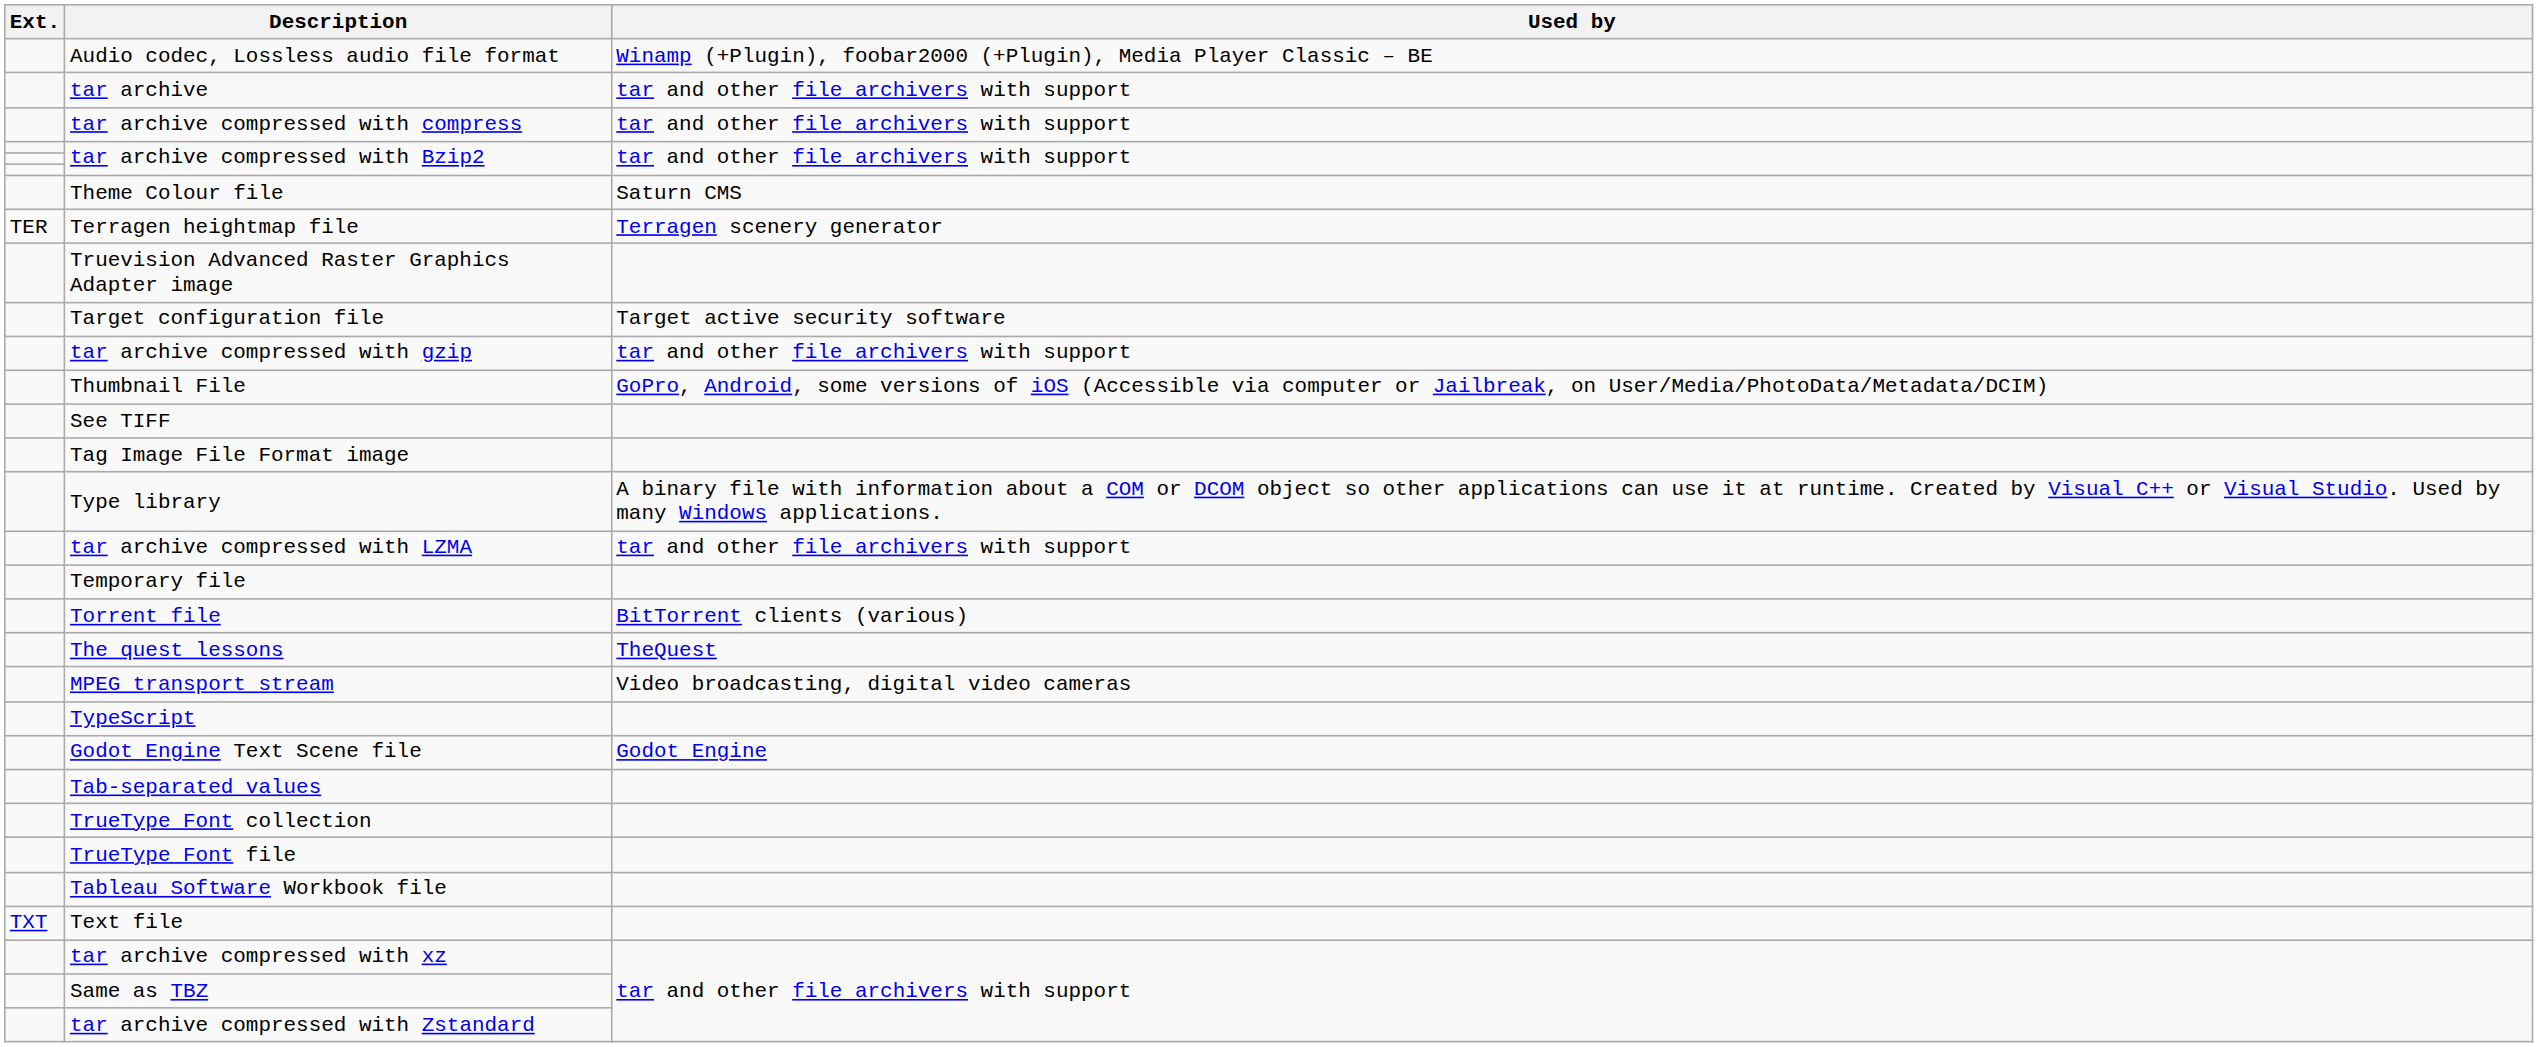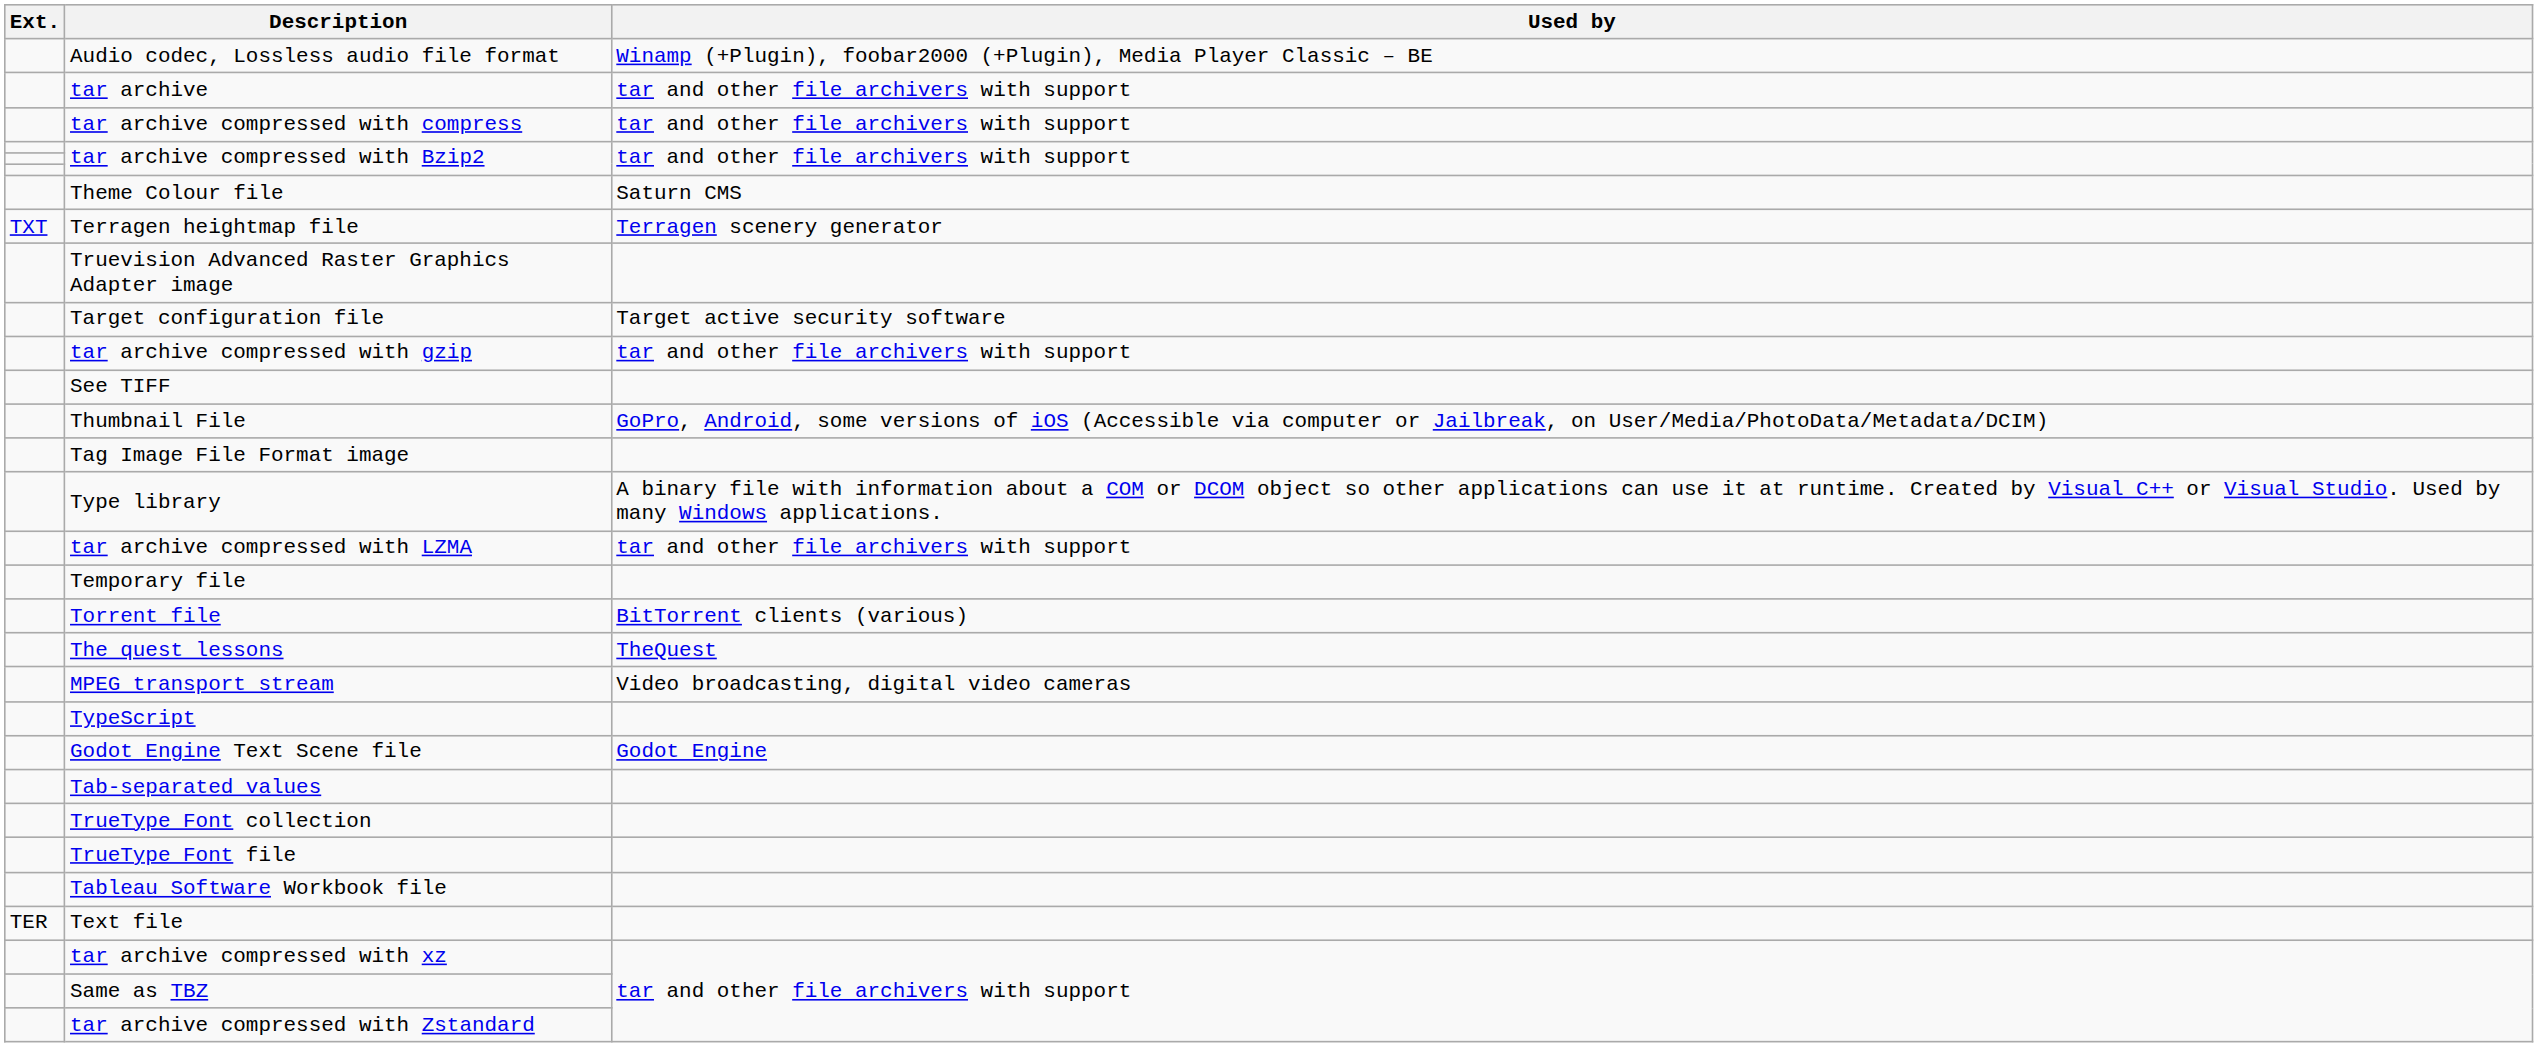(29, 227) TER -> (29, 227) TXT
rows swapped: (158, 387) <-> (120, 421)
(29, 923) TXT -> (29, 923) TER
